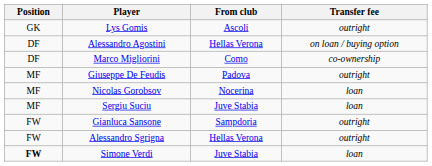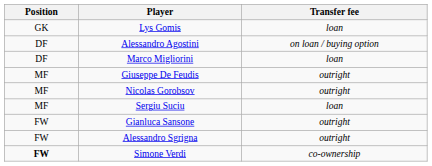- column: (236, 11)
(354, 27) outright -> (334, 27) loan
(354, 59) co-ownership -> (334, 59) loan
(354, 90) loan -> (334, 90) outright
(354, 153) loan -> (334, 153) co-ownership
